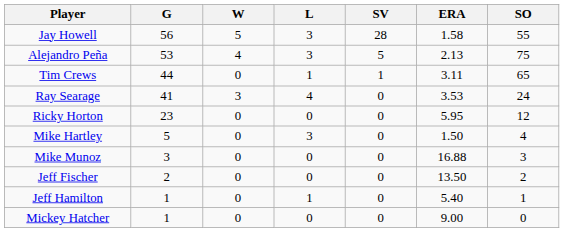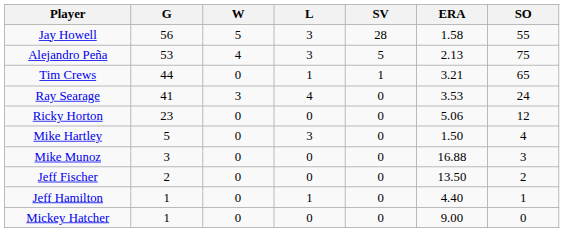(452, 75) 3.11 -> (452, 75) 3.21
(452, 116) 5.95 -> (452, 116) 5.06
(452, 197) 5.40 -> (452, 197) 4.40
